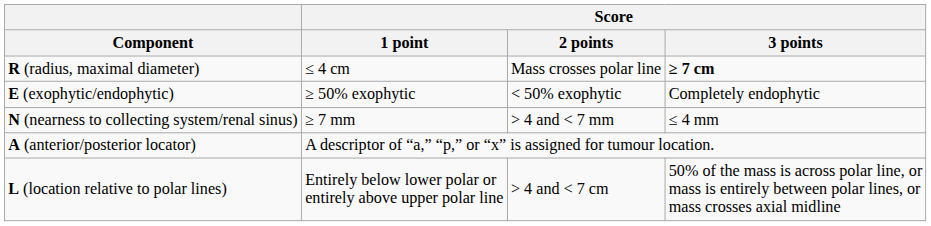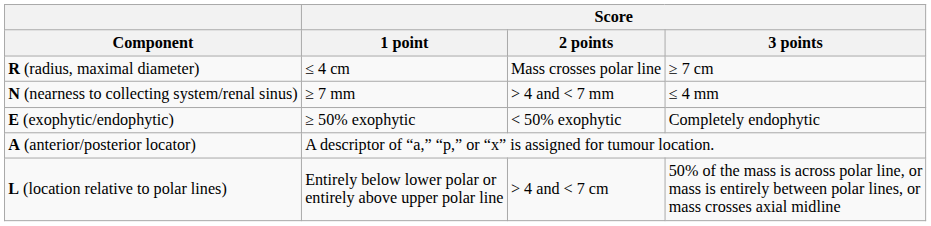(692, 68) bold -> (691, 68) normal
rows swapped: (91, 94) <-> (153, 119)
